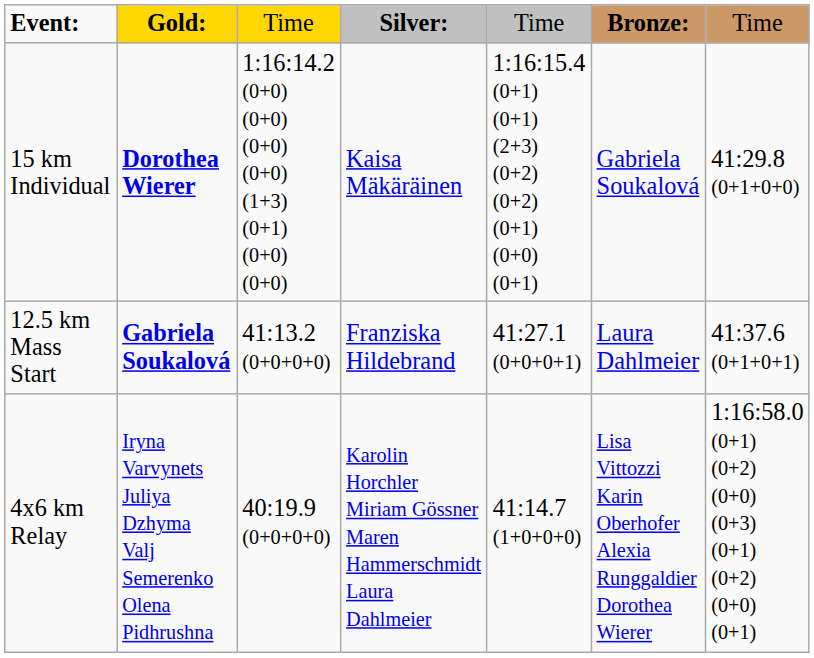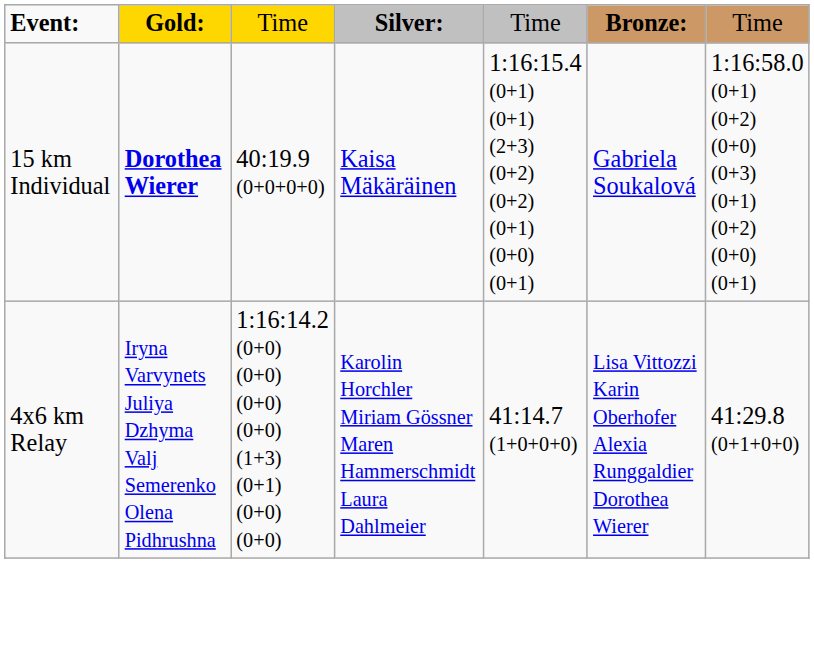(289, 171) 1:16:14.2 (0+0) (0+0) (0+0) (0+0) (1+3) (0+1) (0+0) (0+0) -> (281, 171) 40:19.9 (0+0+0+0)
(755, 171) 41:29.8 (0+1+0+0) -> (757, 171) 1:16:58.0 (0+1) (0+2) (0+0) (0+3) (0+1) (0+2) (0+0) (0+1)
- row: (50, 347)
(286, 522) 40:19.9 (0+0+0+0) -> (283, 429) 1:16:14.2 (0+0) (0+0) (0+0) (0+0) (1+3) (0+1) (0+0) (0+0)
(757, 522) 1:16:58.0 (0+1) (0+2) (0+0) (0+3) (0+1) (0+2) (0+0) (0+1) -> (755, 429) 41:29.8 (0+1+0+0)
